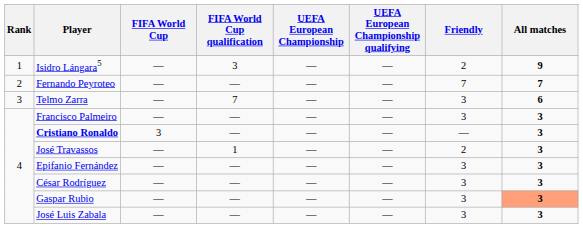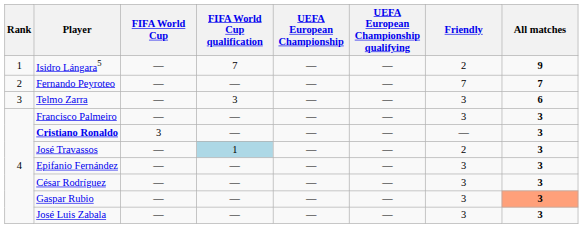(235, 65) 3 -> (235, 65) 7
(235, 100) 7 -> (235, 100) 3
(235, 149) no background -> (235, 149) lightblue background
